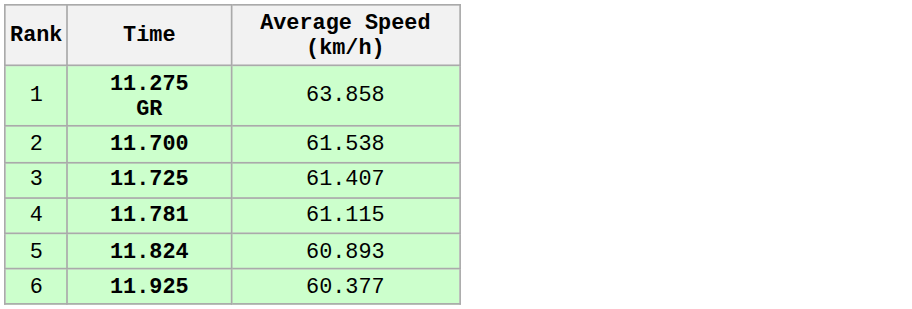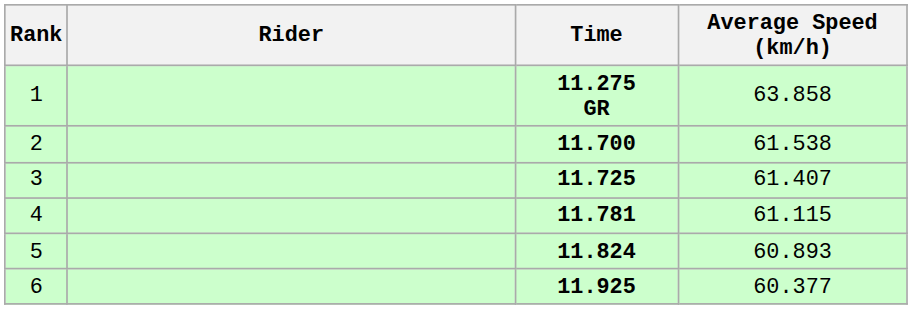+ column: (291, 35)
